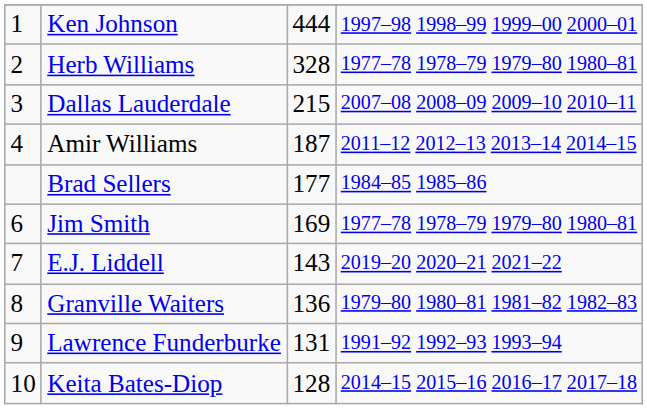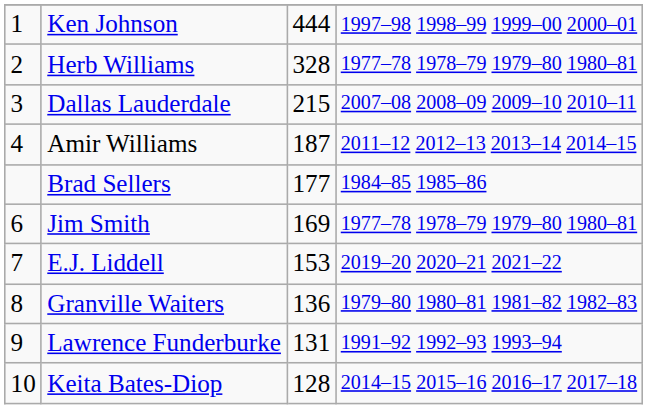(311, 263) 143 -> (311, 263) 153
